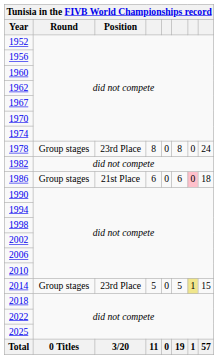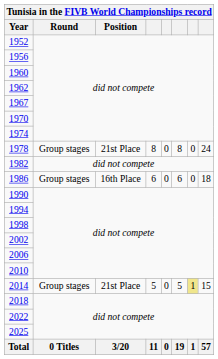(121, 149) 23rd Place -> (121, 149) 21st Place
(121, 179) 21st Place -> (121, 179) 16th Place
(193, 179) pink background -> (193, 179) no background
(121, 286) 23rd Place -> (121, 286) 21st Place
